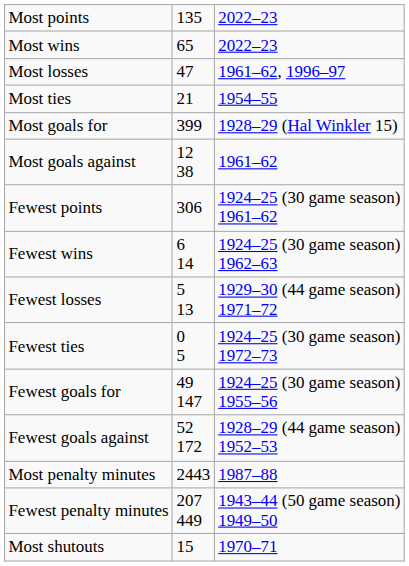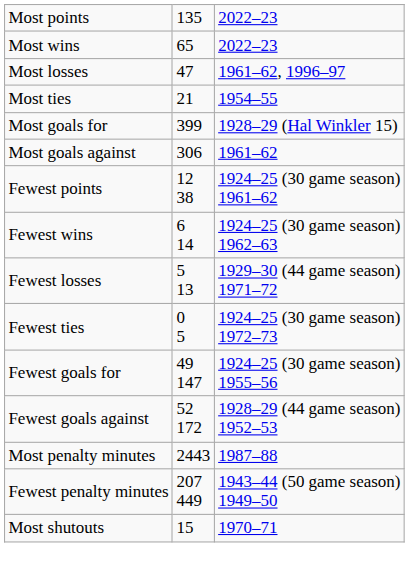(185, 161) 12 38 -> (189, 152) 306
(189, 207) 306 -> (185, 188) 12 38
